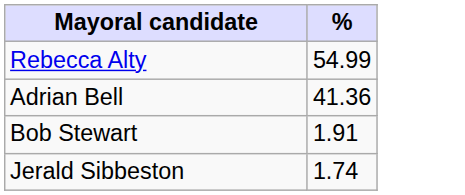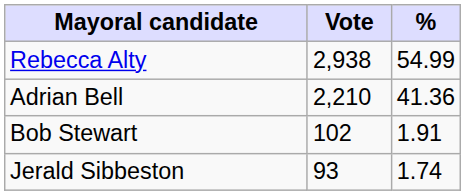+ column: (349, 23)
